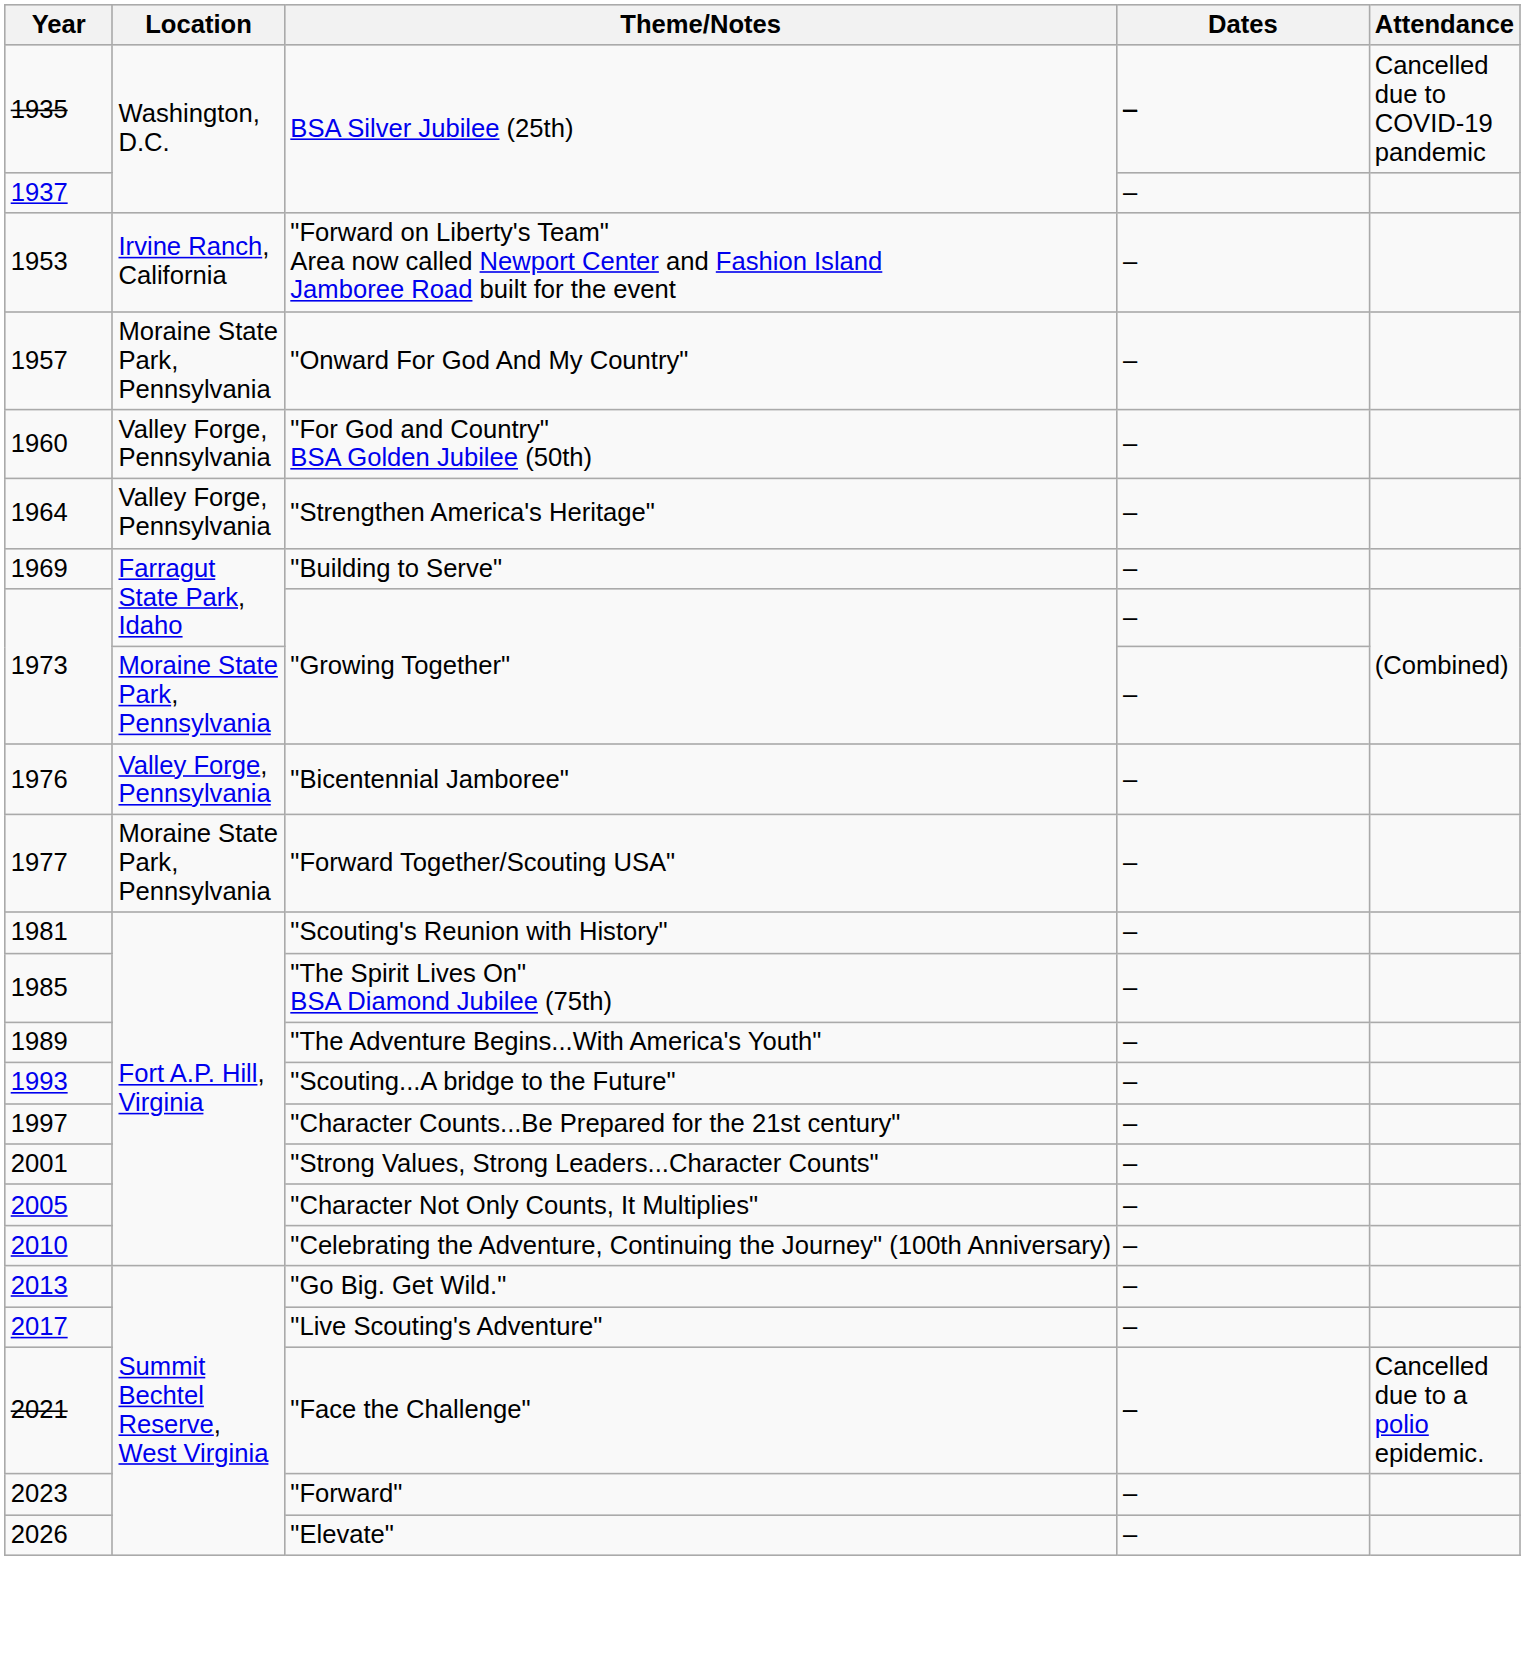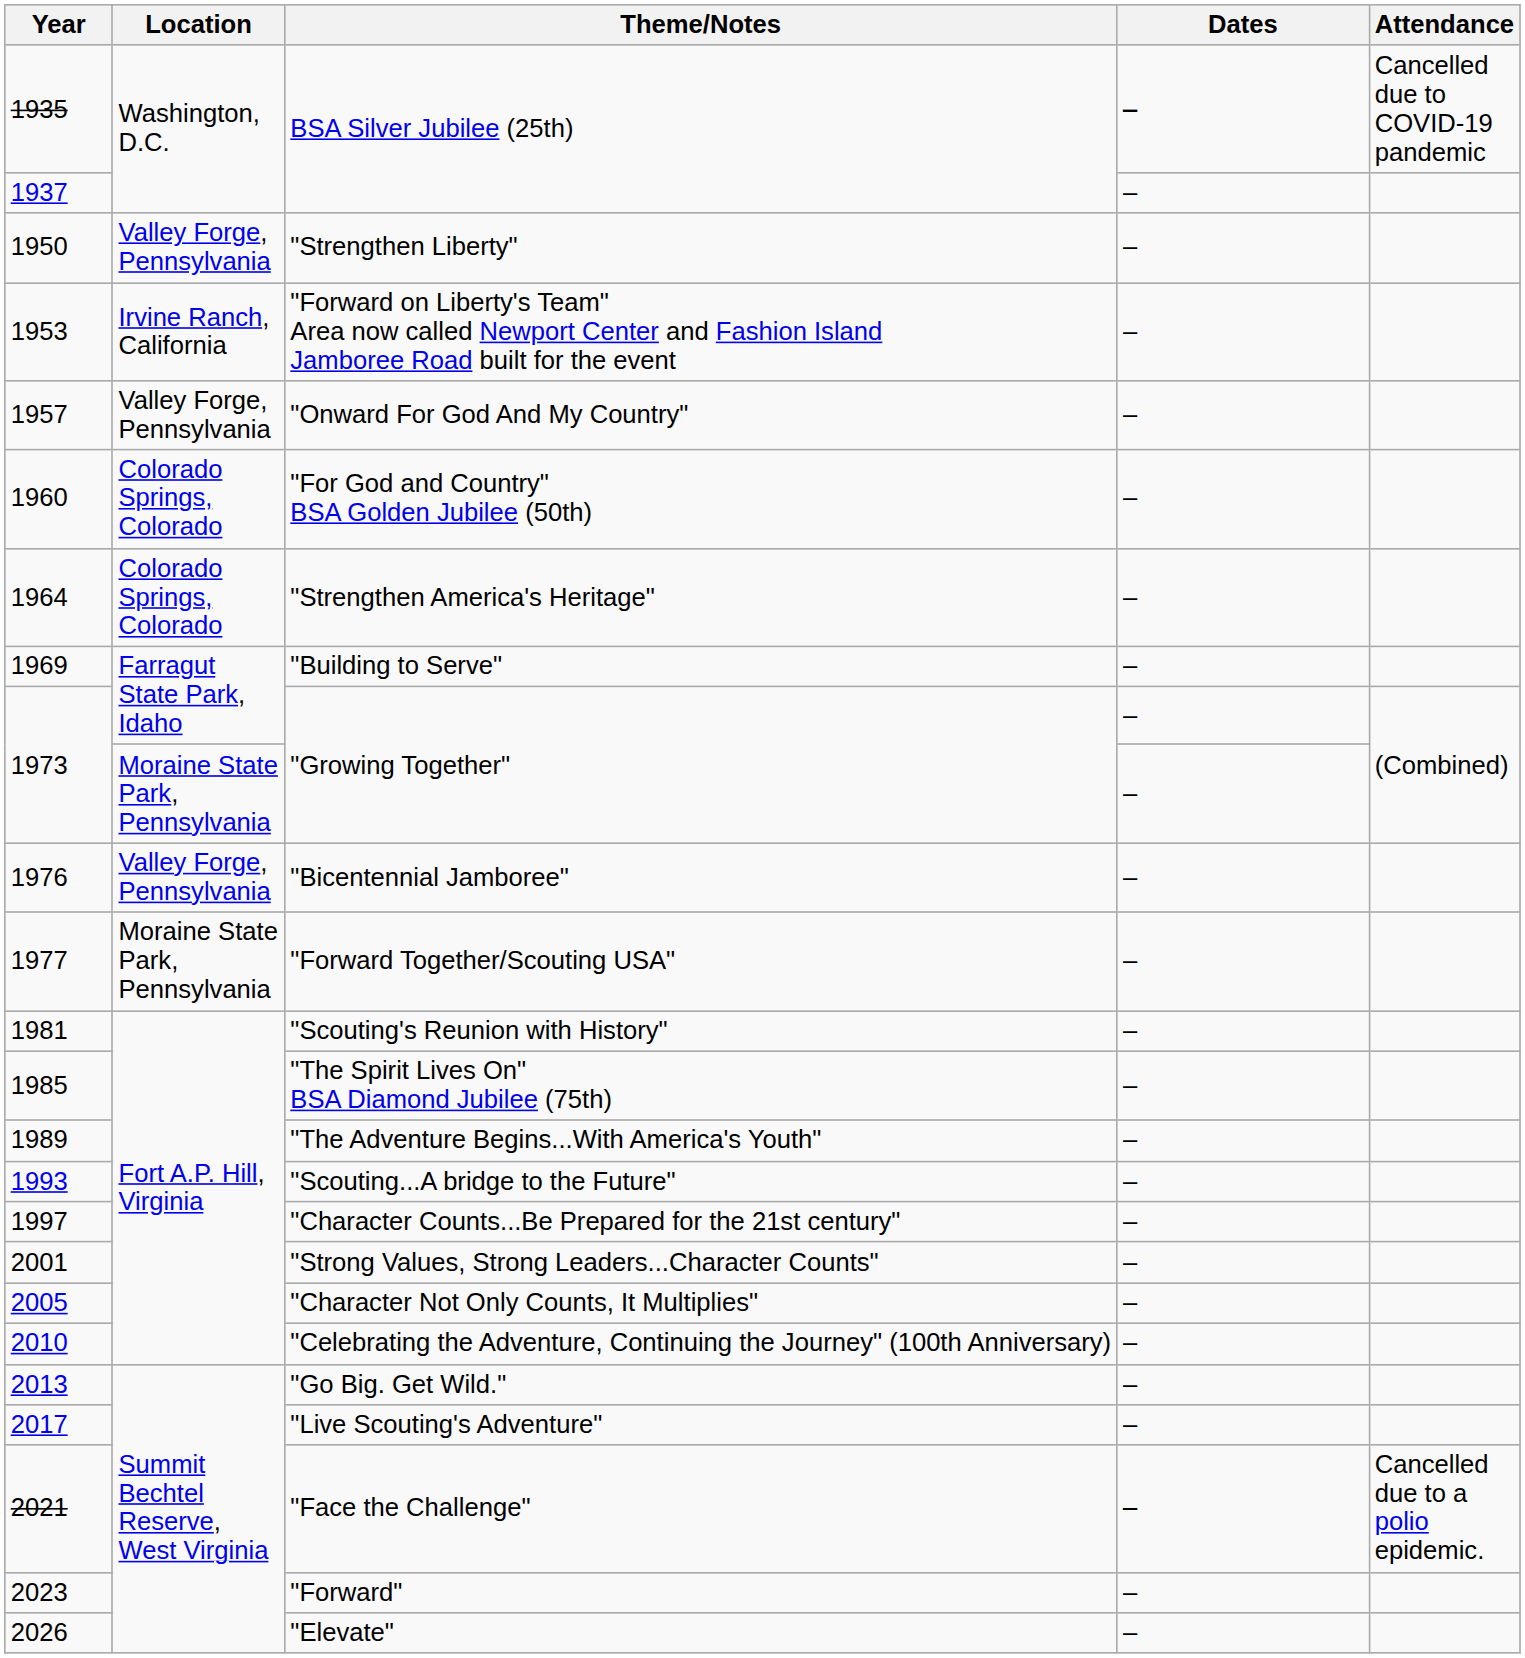+ row: (39, 247)
(198, 360) Moraine State Park, Pennsylvania -> (195, 414) Valley Forge, Pennsylvania
(195, 443) Valley Forge, Pennsylvania -> (170, 498) Colorado Springs, Colorado
(195, 513) Valley Forge, Pennsylvania -> (170, 597) Colorado Springs, Colorado
